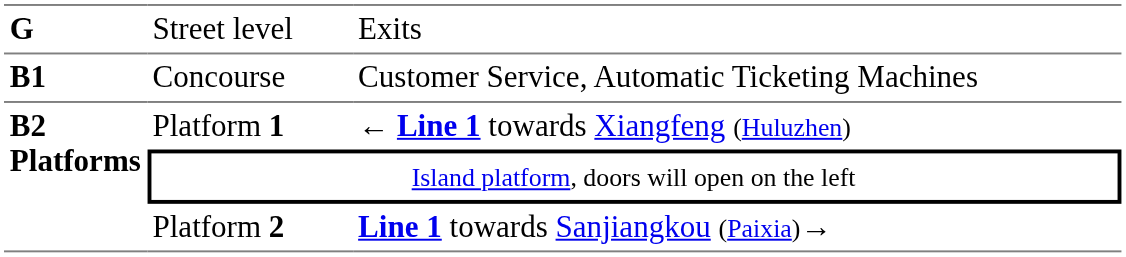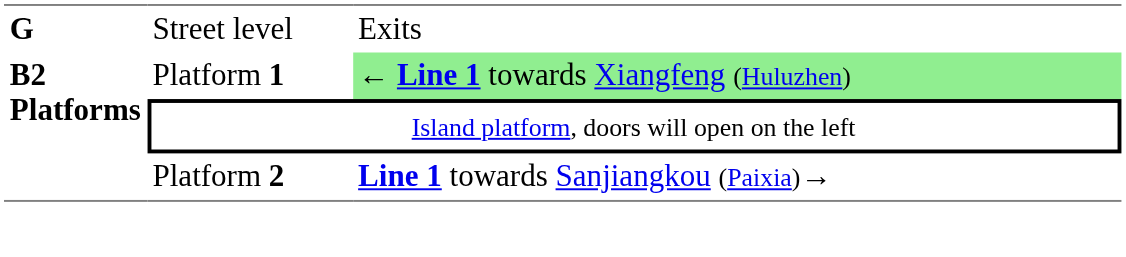- row: (219, 77)
(605, 125) no background -> (605, 75) lightgreen background
